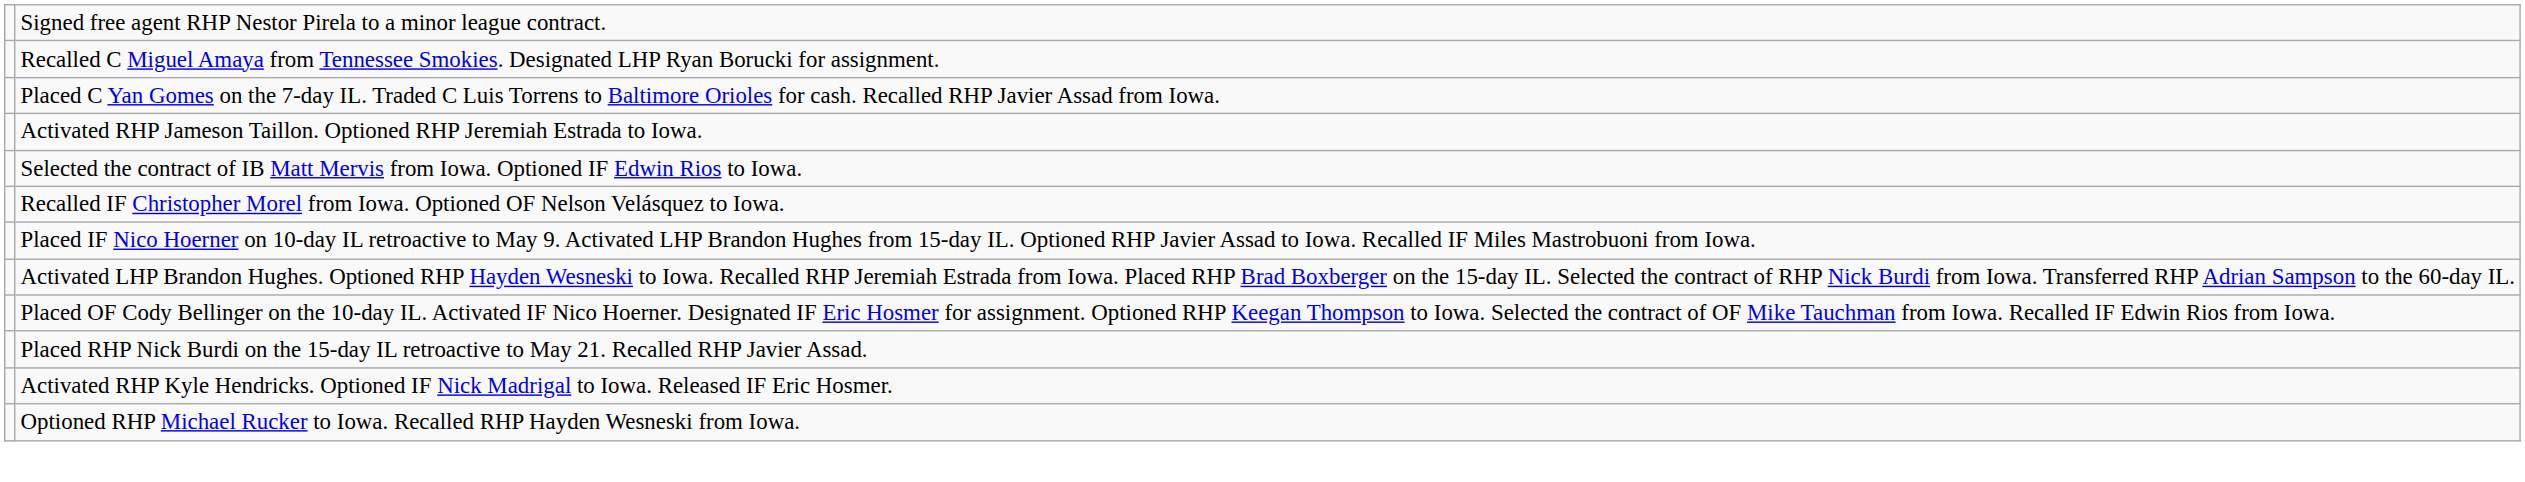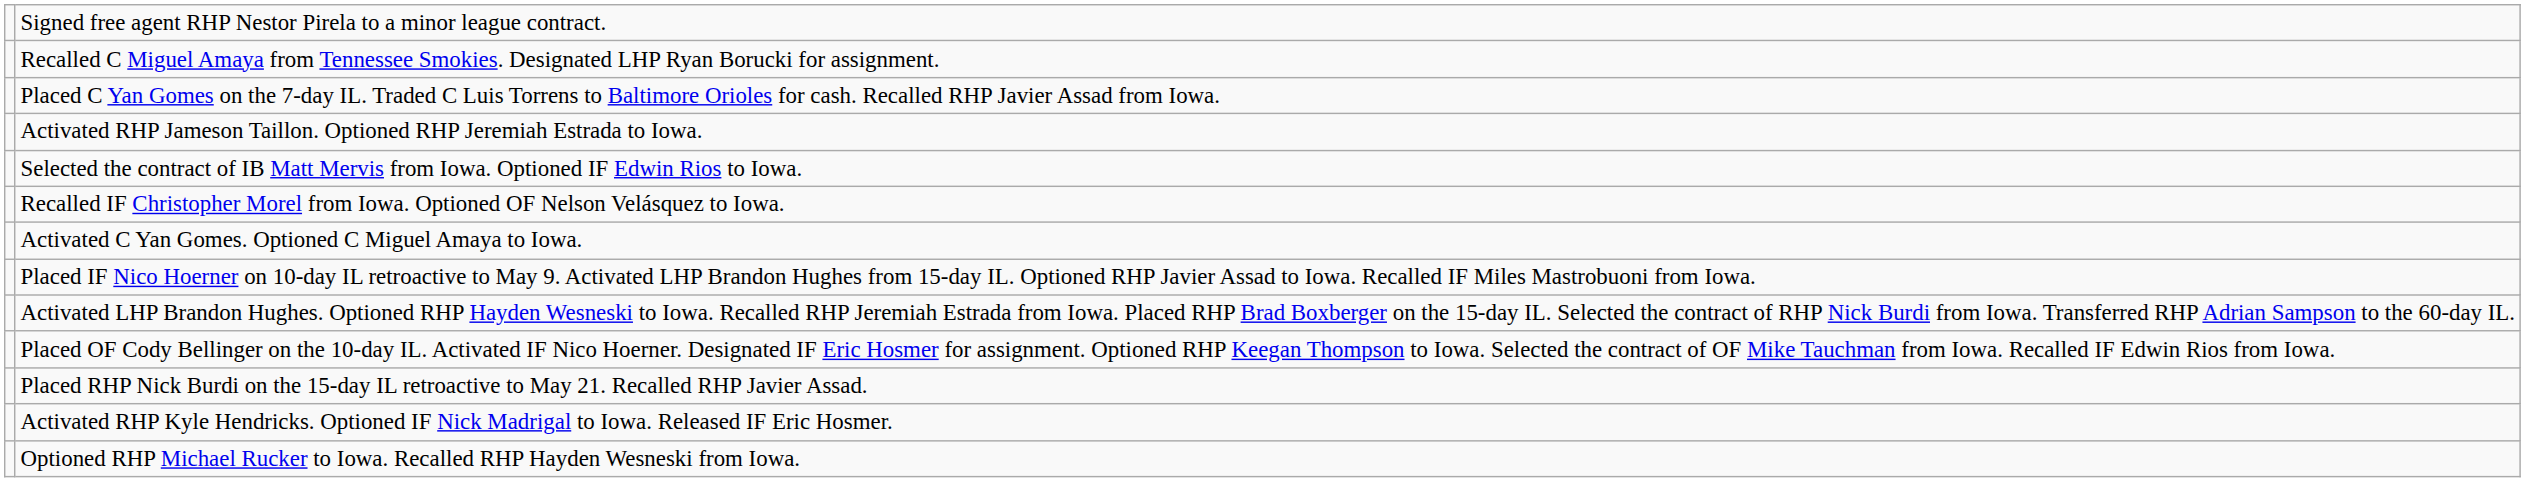+ row: (301, 240)
